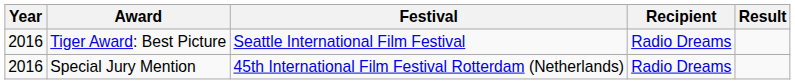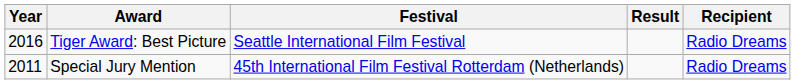columns swapped: (681, 16) <-> (763, 16)
(26, 66) 2016 -> (25, 66) 2011
